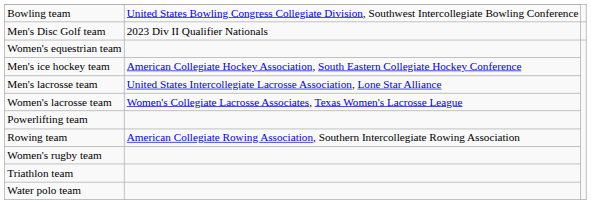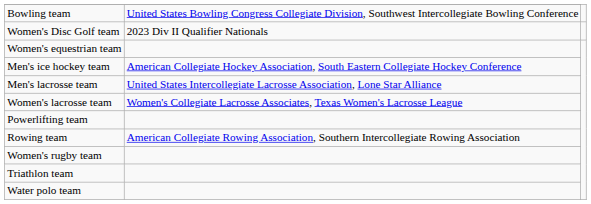- row: (56, 31)
+ row: (63, 31)
